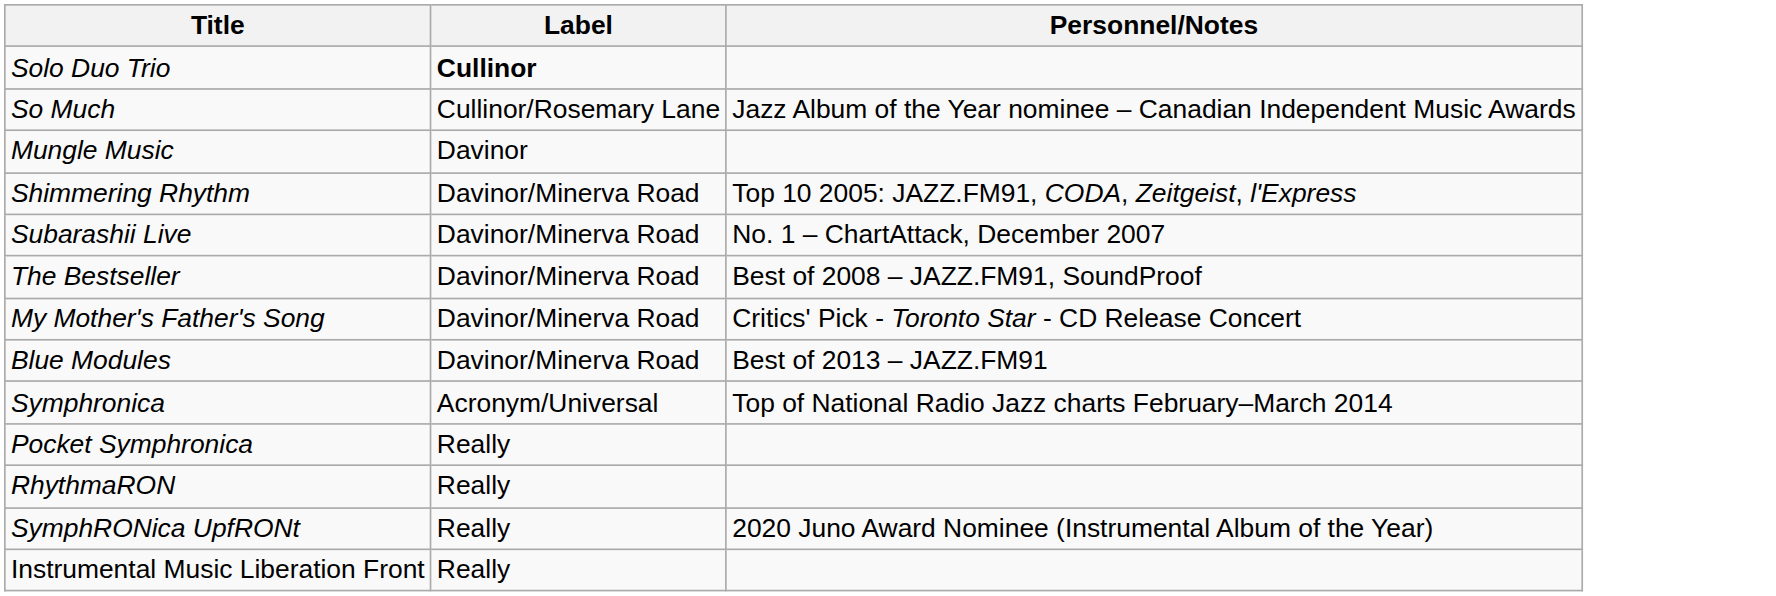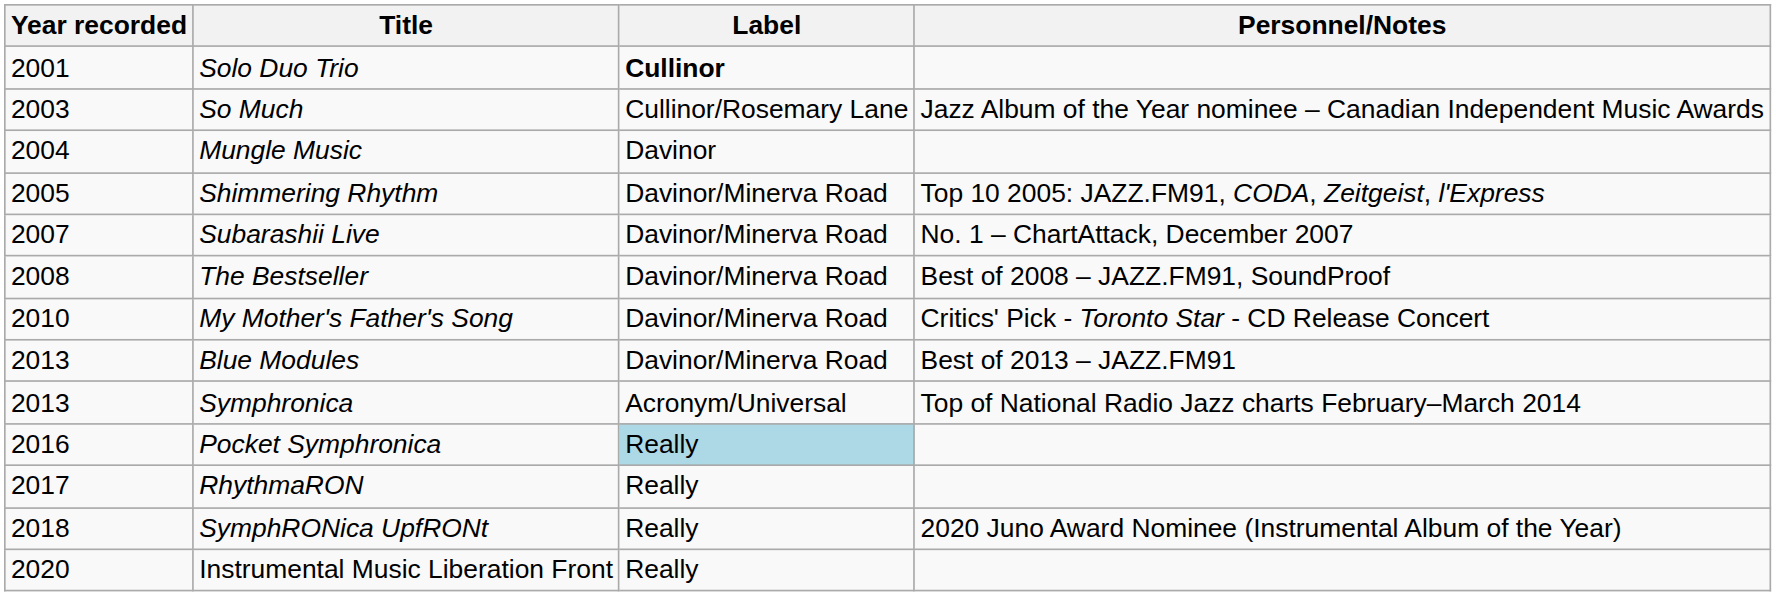+ column: (99, 25)
(474, 444) no background -> (662, 444) lightblue background
